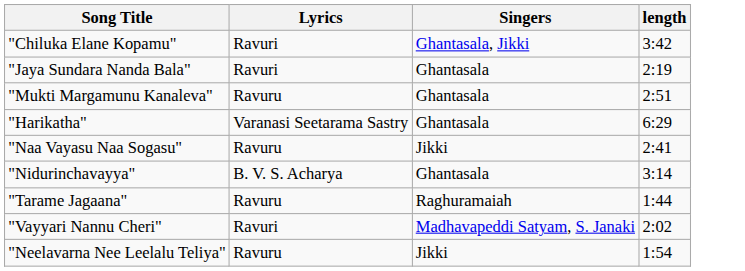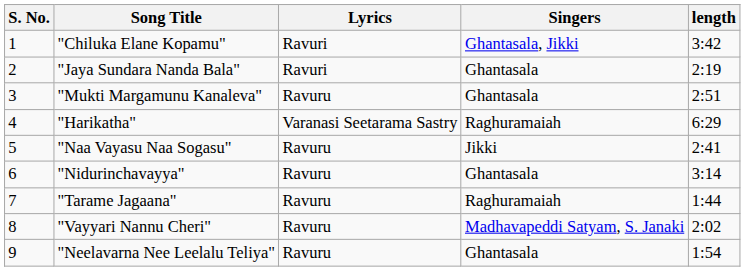+ column: (29, 17)
(452, 122) Ghantasala -> (513, 122) Raghuramaiah
(288, 174) B. V. S. Acharya -> (307, 174) Ravuru
(256, 226) Ravuri -> (307, 226) Ravuru
(432, 252) Jikki -> (502, 252) Ghantasala
